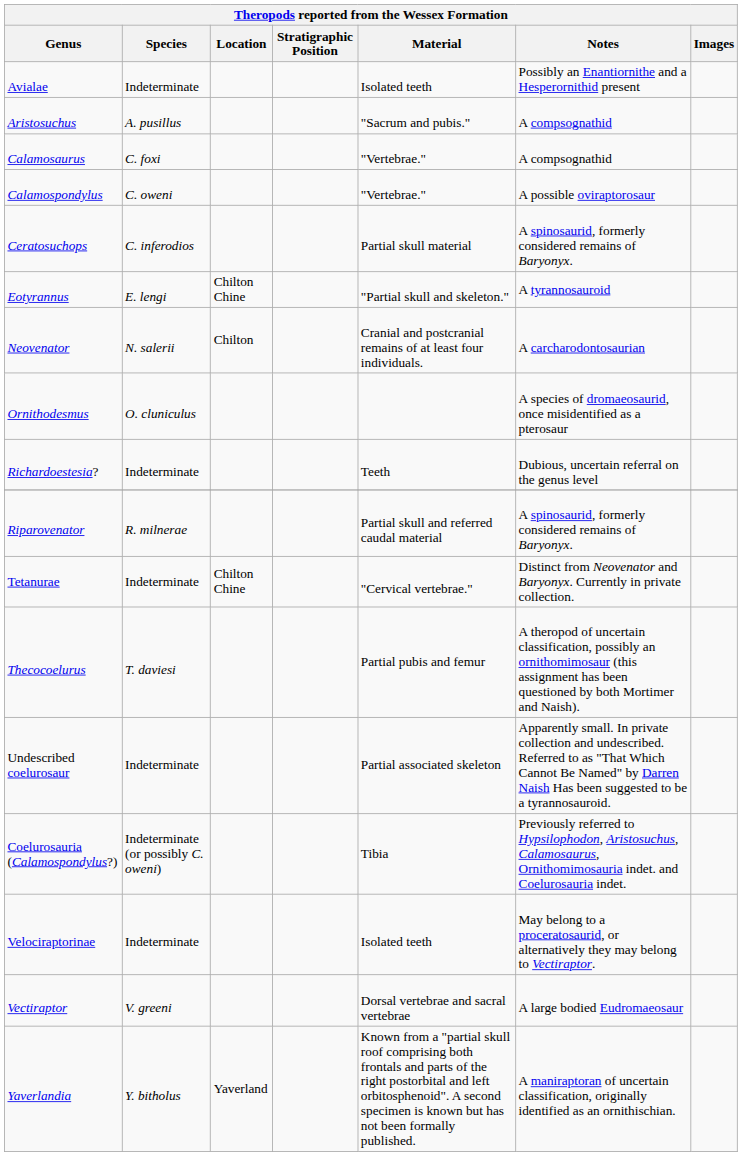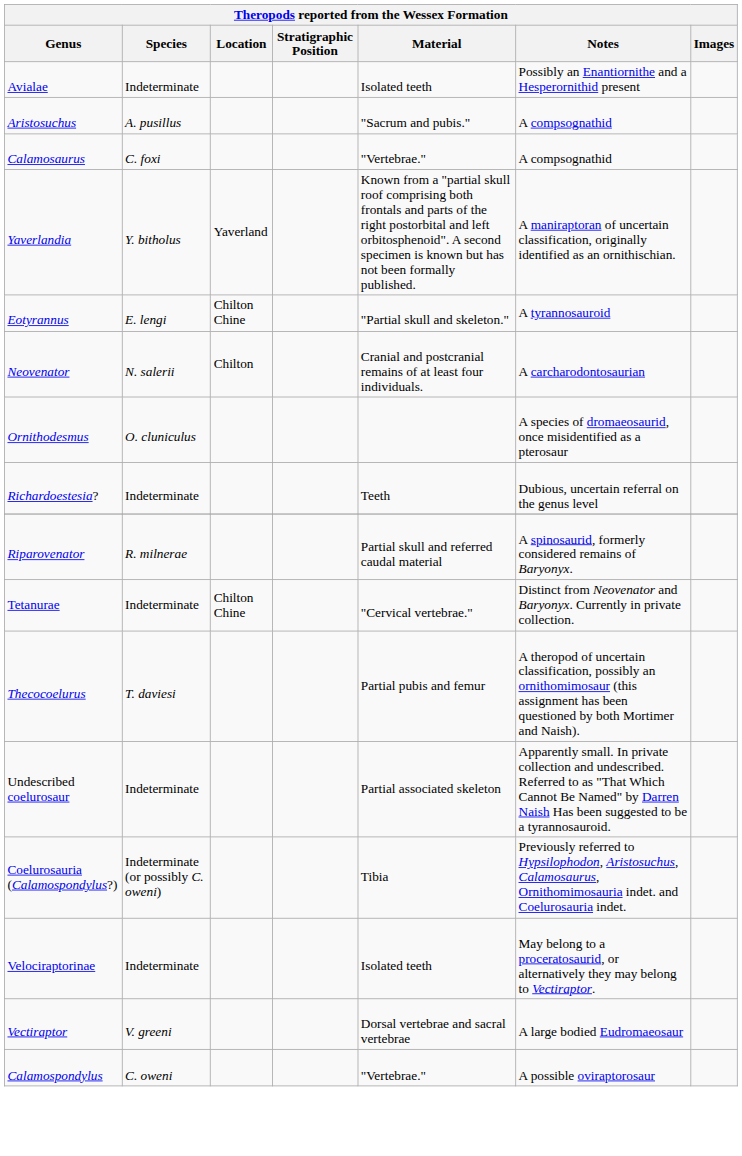rows swapped: (55, 195) <-> (39, 1096)
- row: (47, 245)
